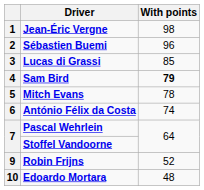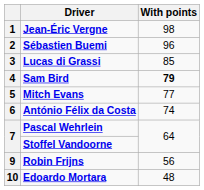(169, 95) 78 -> (169, 95) 77
(169, 161) 52 -> (169, 161) 56
